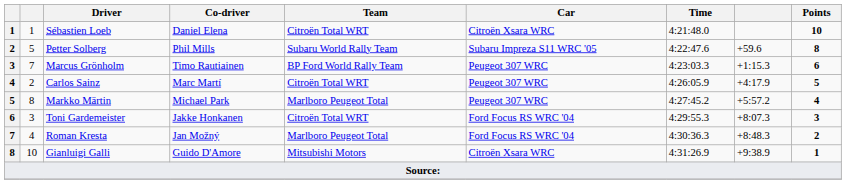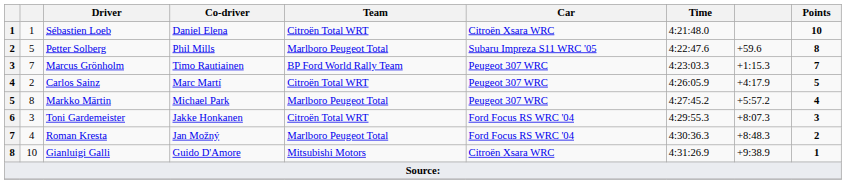(342, 47) Subaru World Rally Team -> (338, 47) Marlboro Peugeot Total
(817, 65) 6 -> (817, 65) 7
